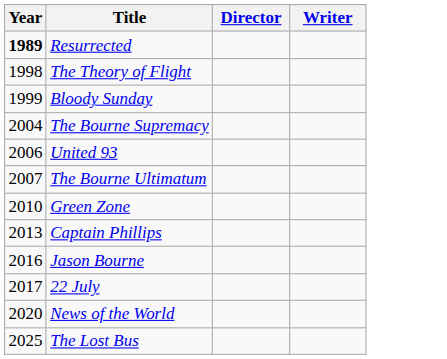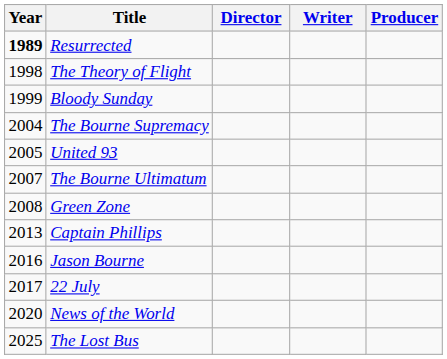+ column: (404, 17)
(25, 152) 2006 -> (25, 152) 2005
(25, 206) 2010 -> (25, 206) 2008
